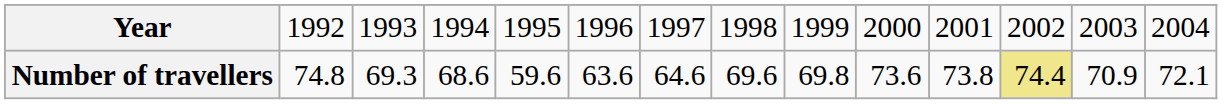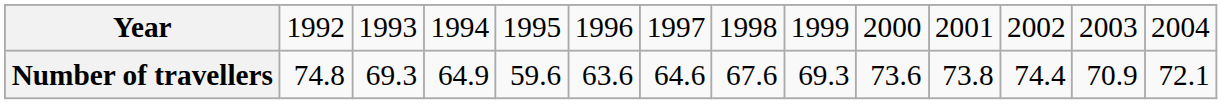(464, 74) 68.6 -> (464, 74) 64.9
(752, 74) 69.6 -> (752, 74) 67.6
(824, 74) 69.8 -> (824, 74) 69.3
(1040, 74) khaki background -> (1040, 74) no background
